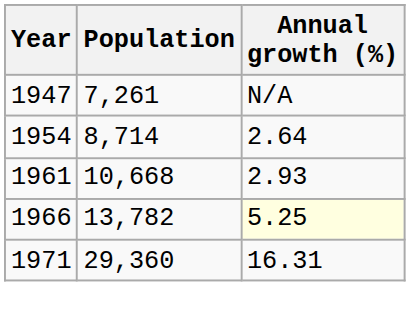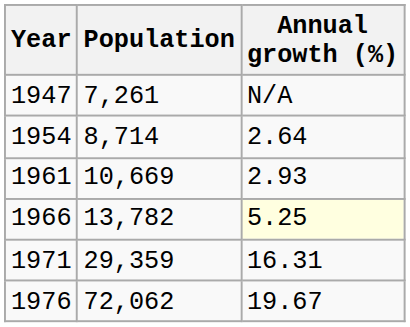(129, 178) 10,668 -> (129, 178) 10,669
(129, 260) 29,360 -> (129, 260) 29,359
+ row: (41, 301)
